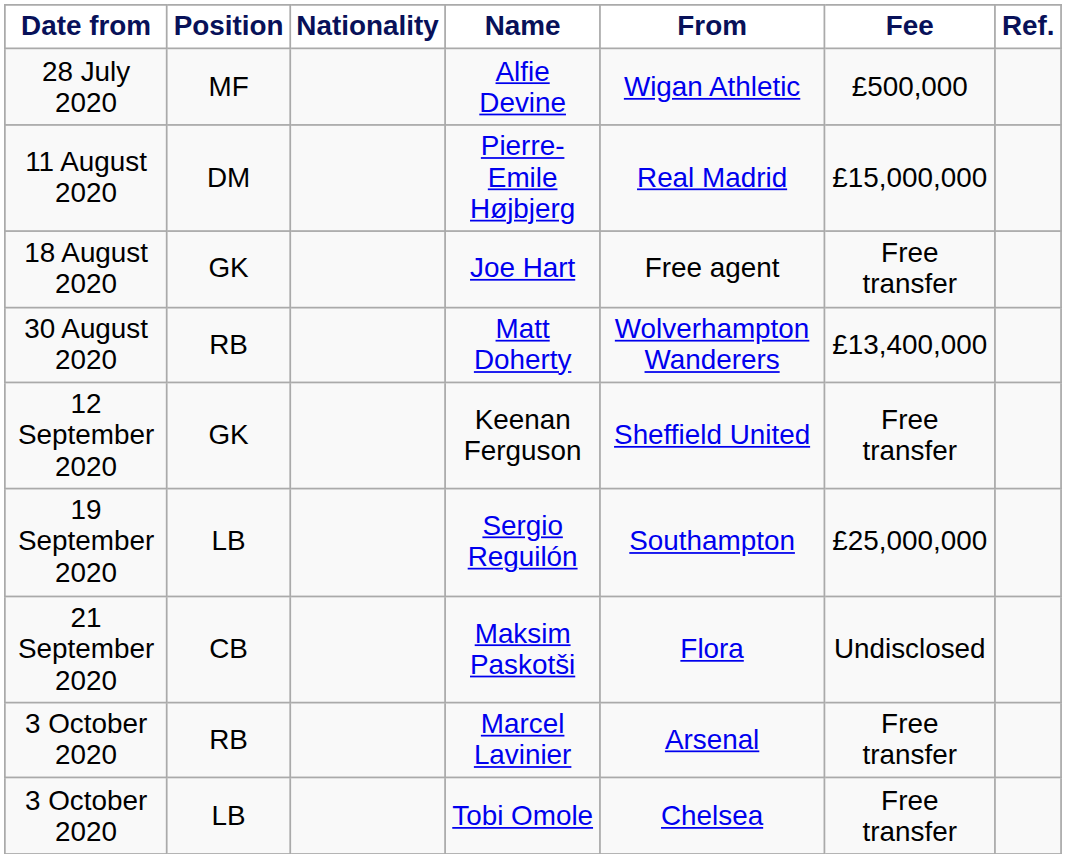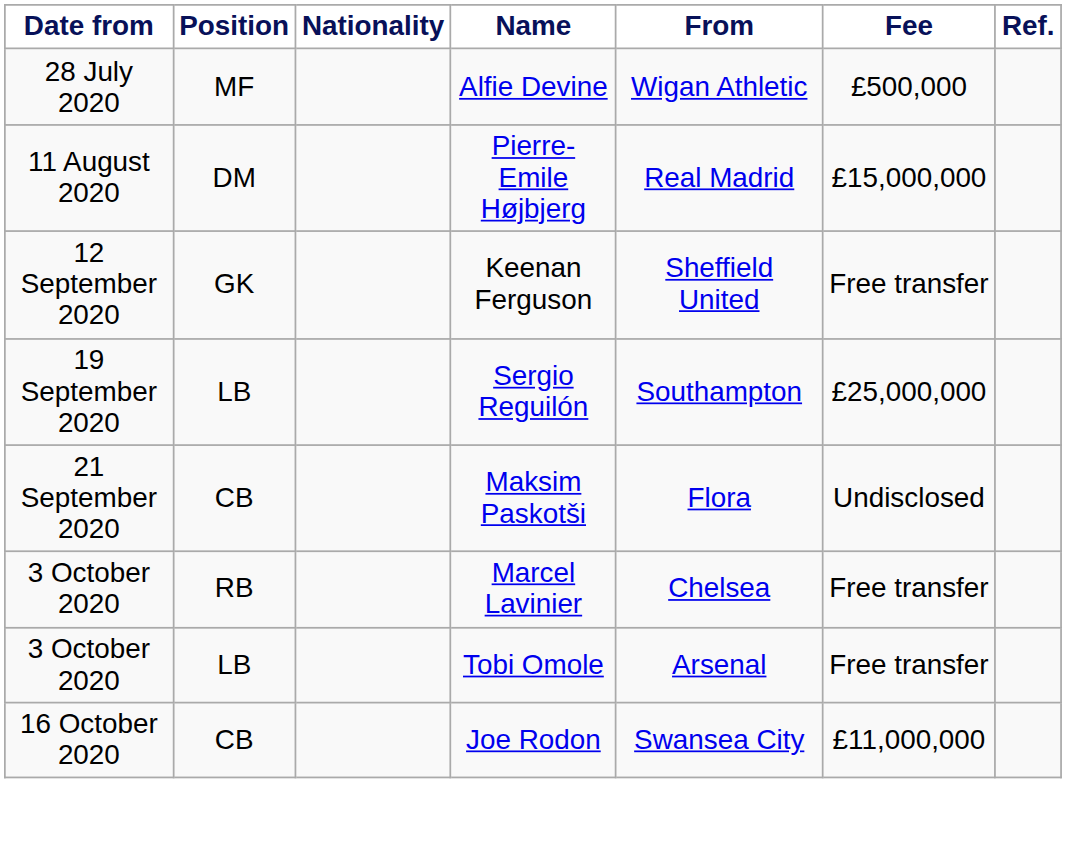- row: (523, 268)
- row: (523, 344)
(712, 739) Arsenal -> (719, 589) Chelsea
(712, 815) Chelsea -> (719, 664) Arsenal
+ row: (533, 739)
